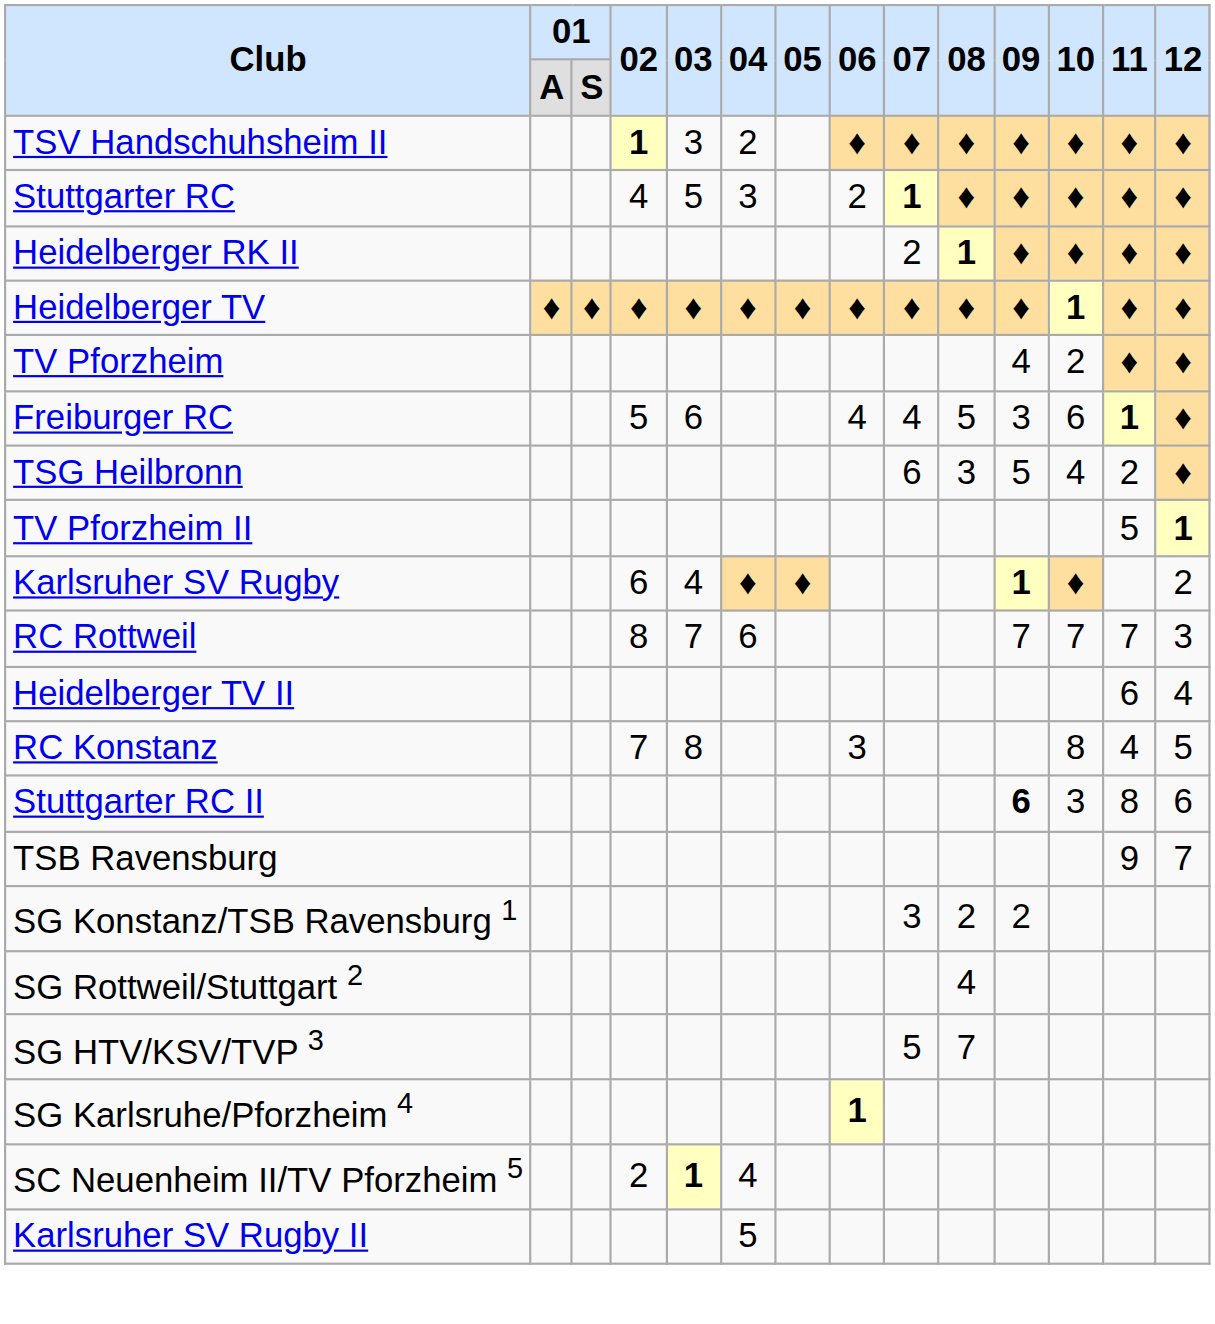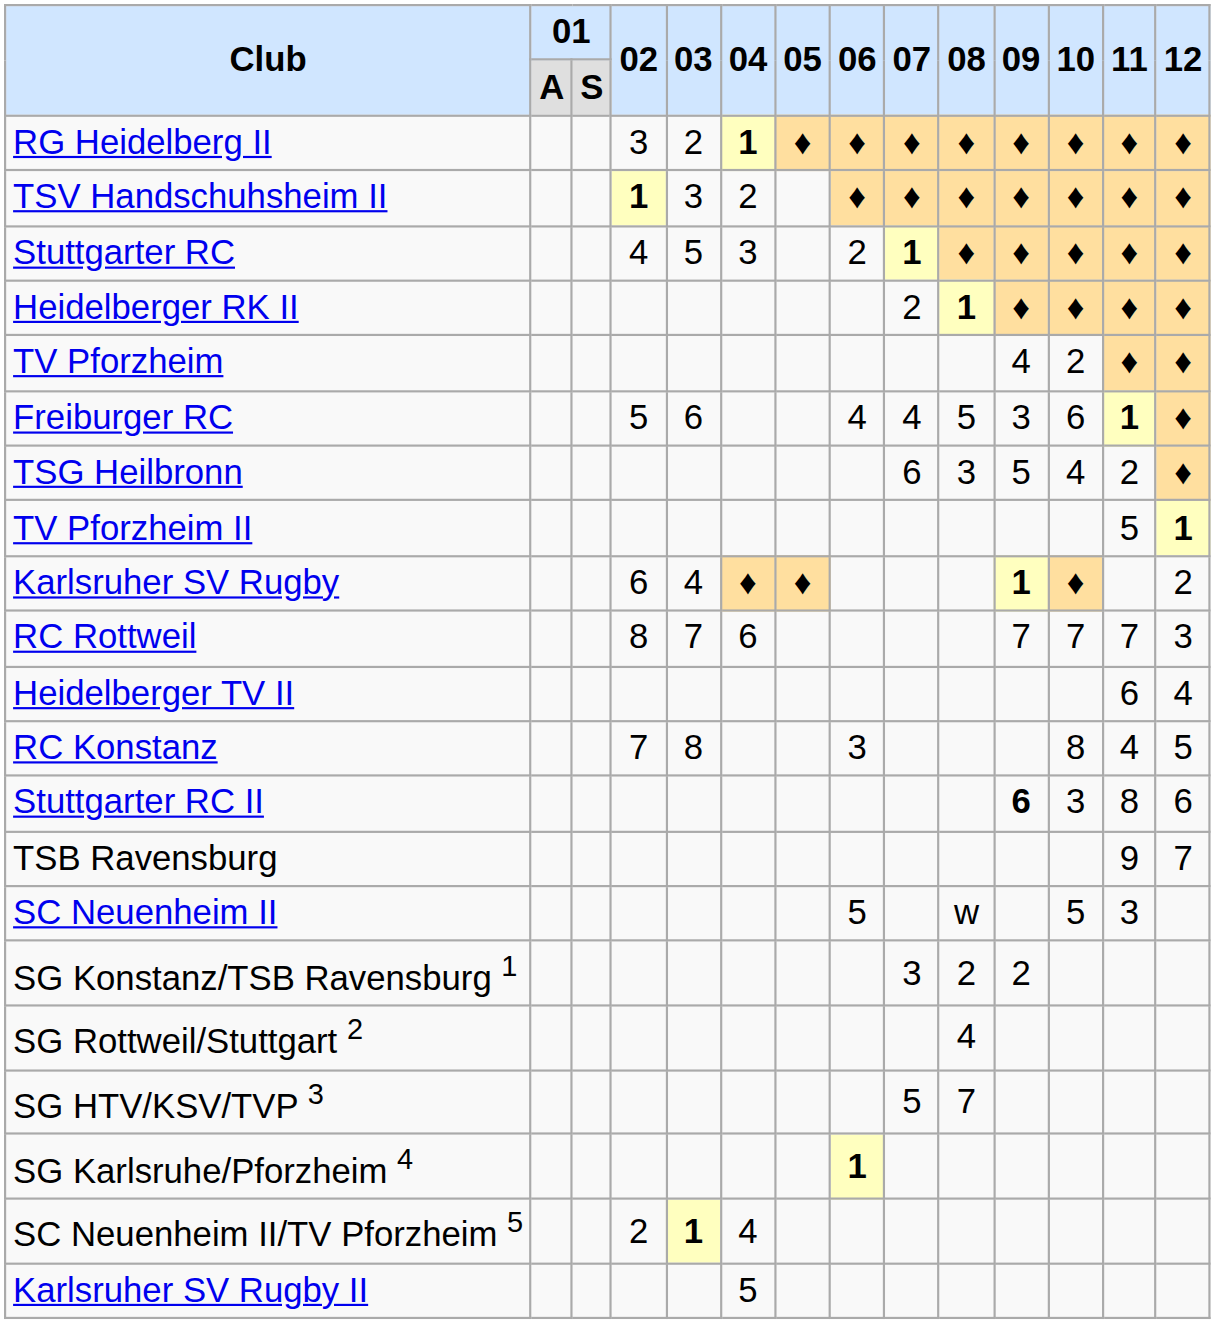+ row: (142, 142)
- row: (139, 307)
+ row: (145, 913)
